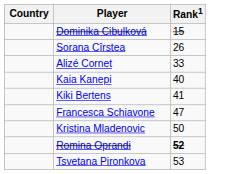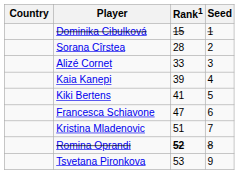+ column: (220, 13)
(179, 47) 26 -> (179, 47) 28
(179, 80) 40 -> (179, 80) 39
(179, 129) 50 -> (179, 129) 51
